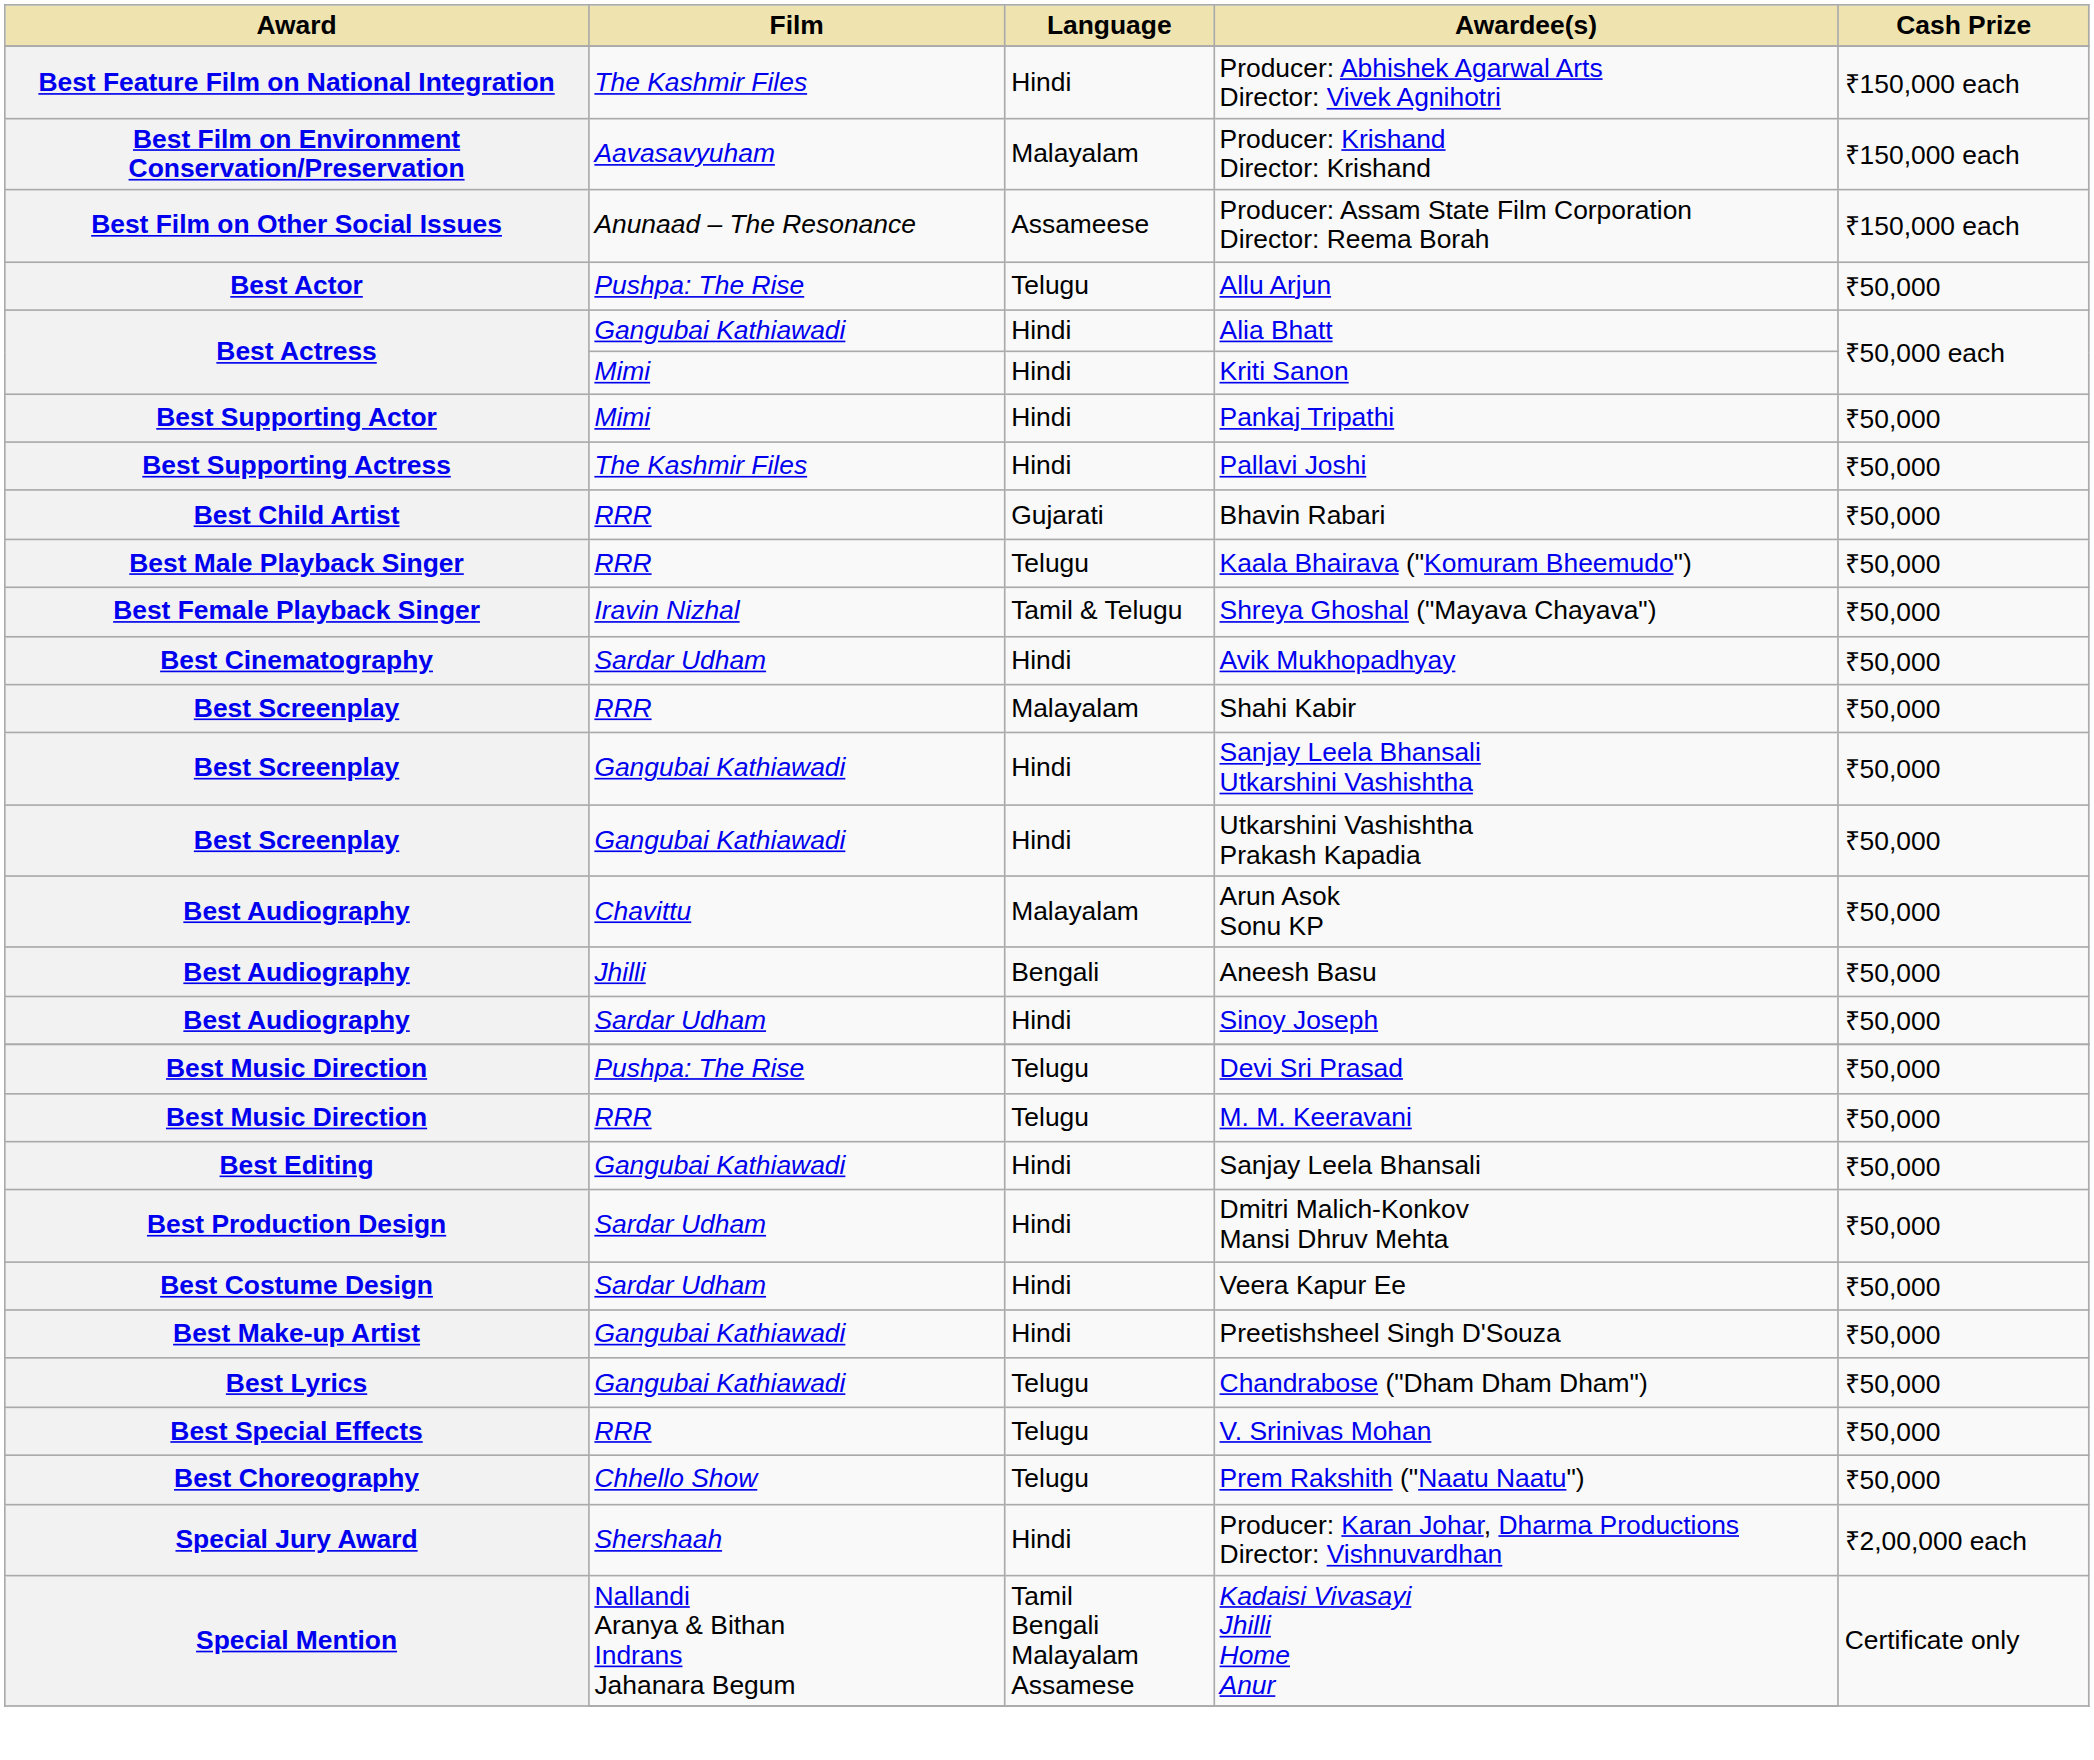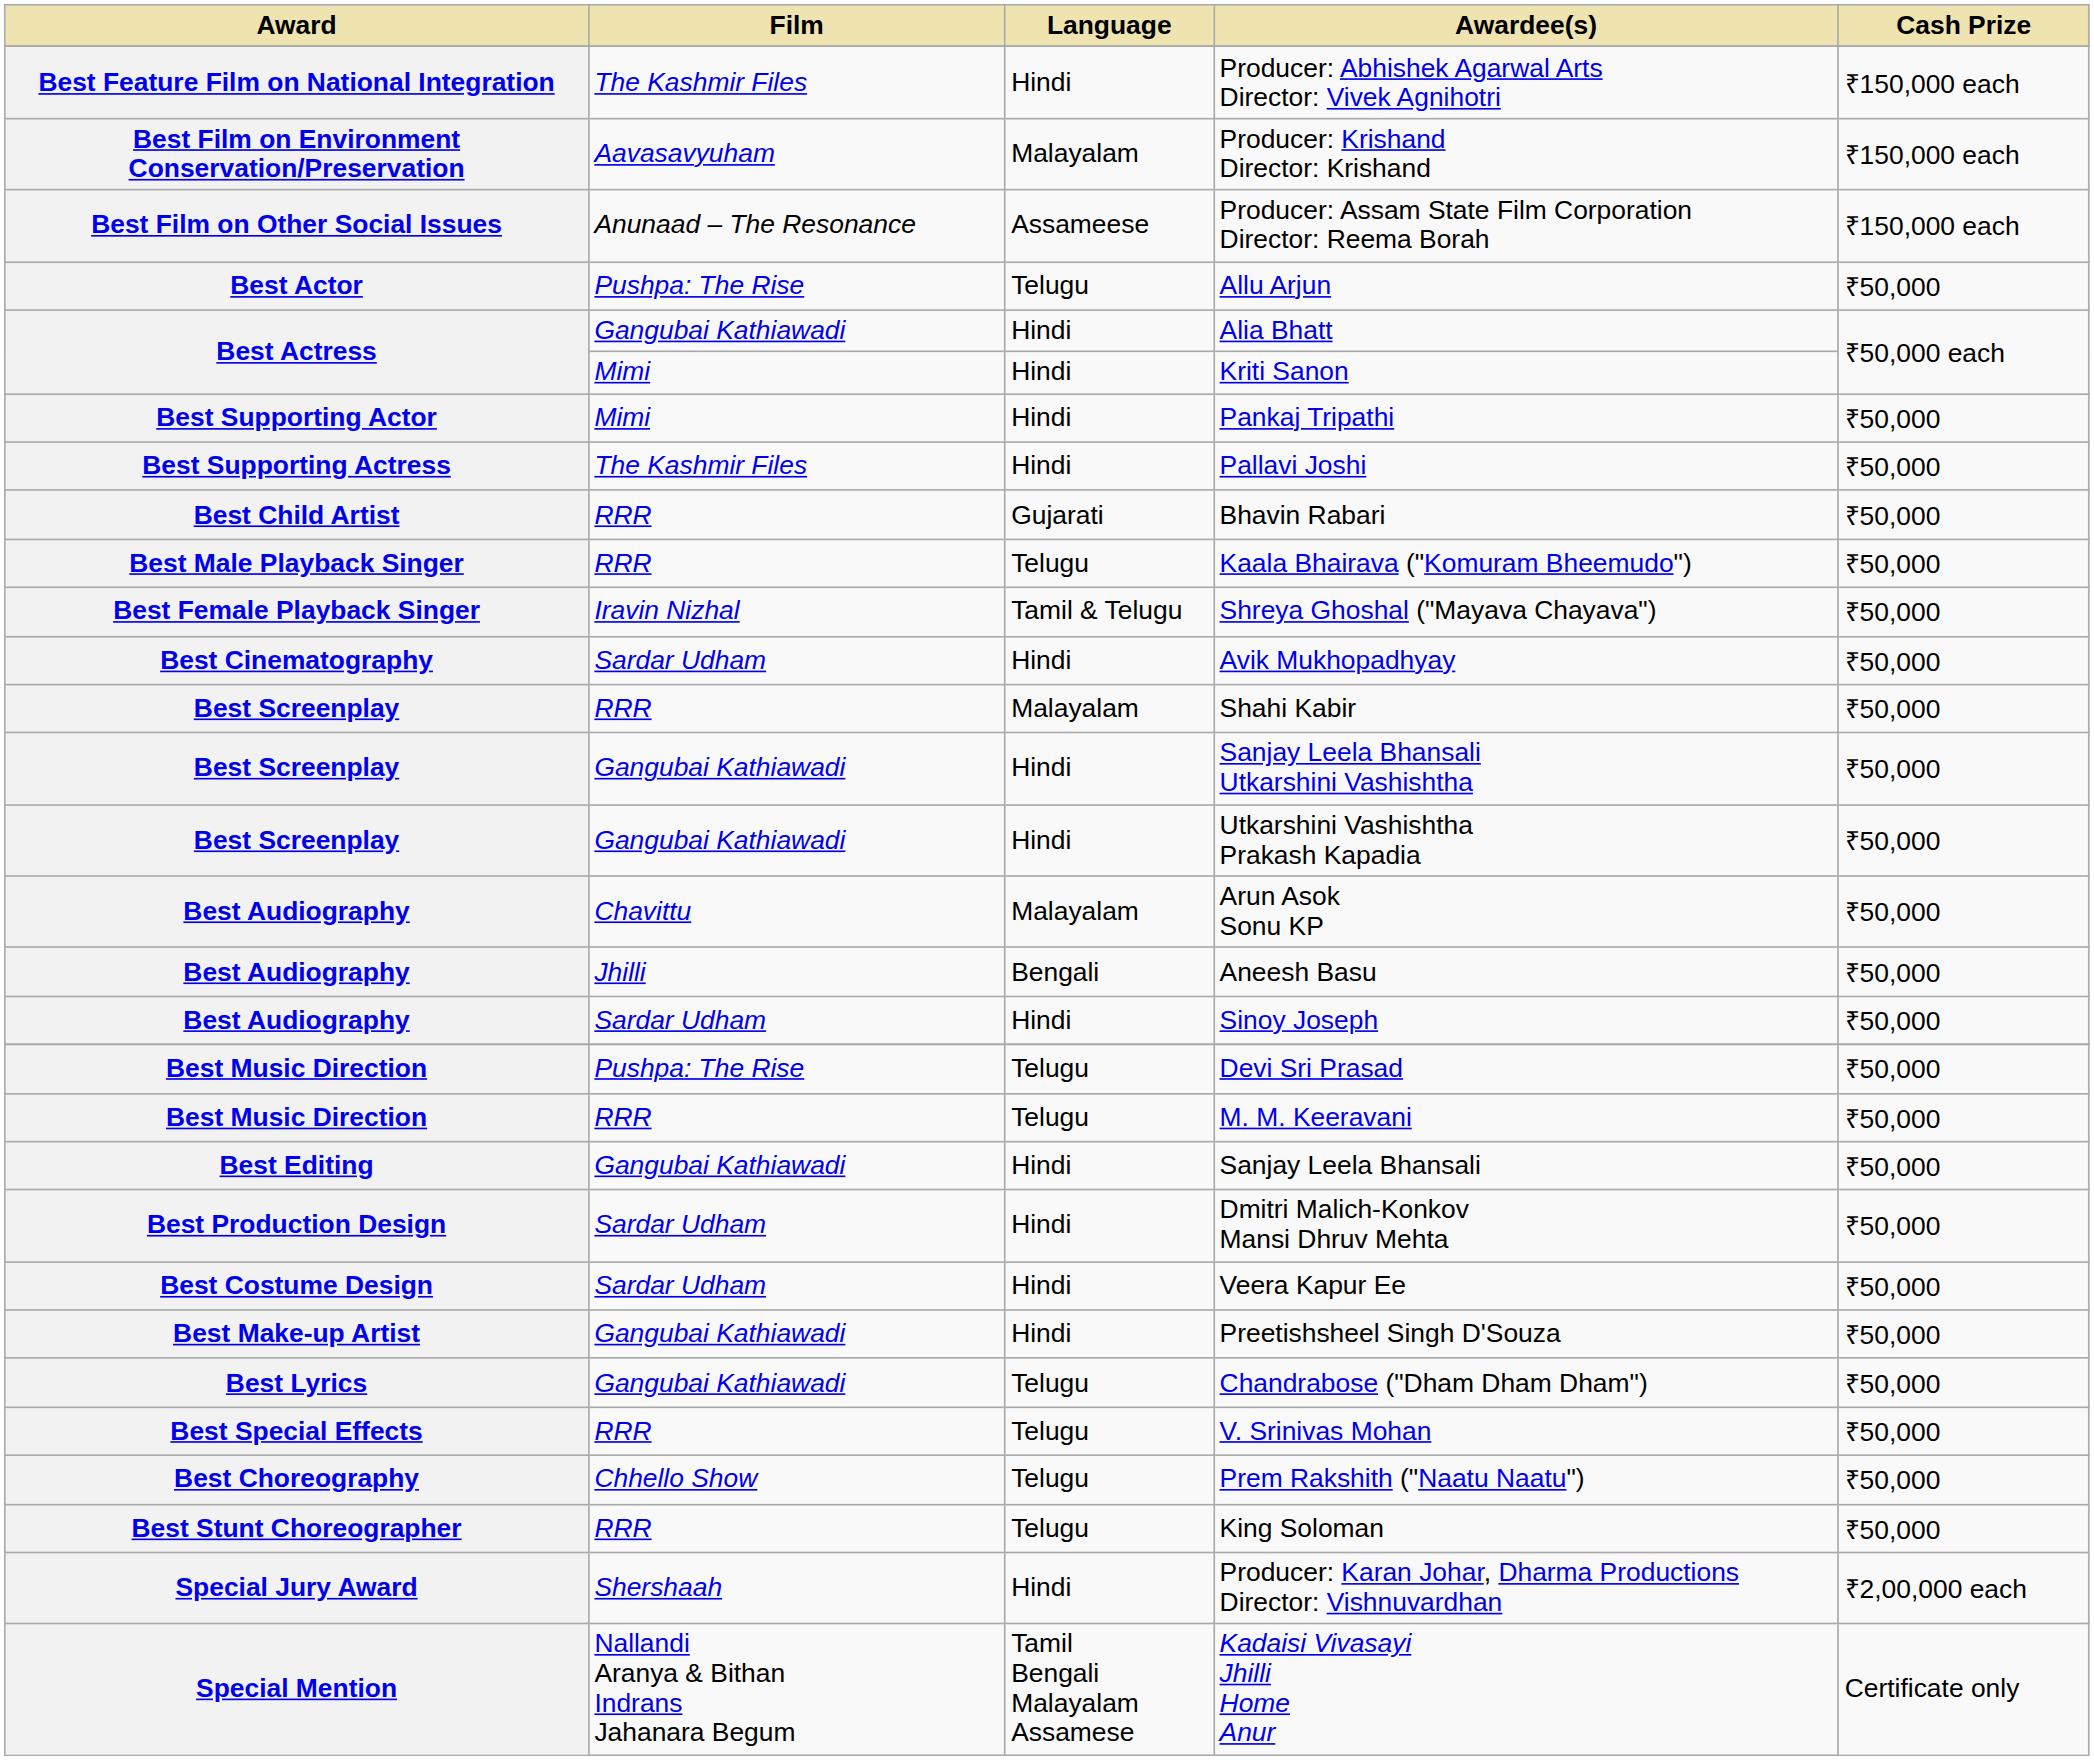+ row: (1302, 1527)
